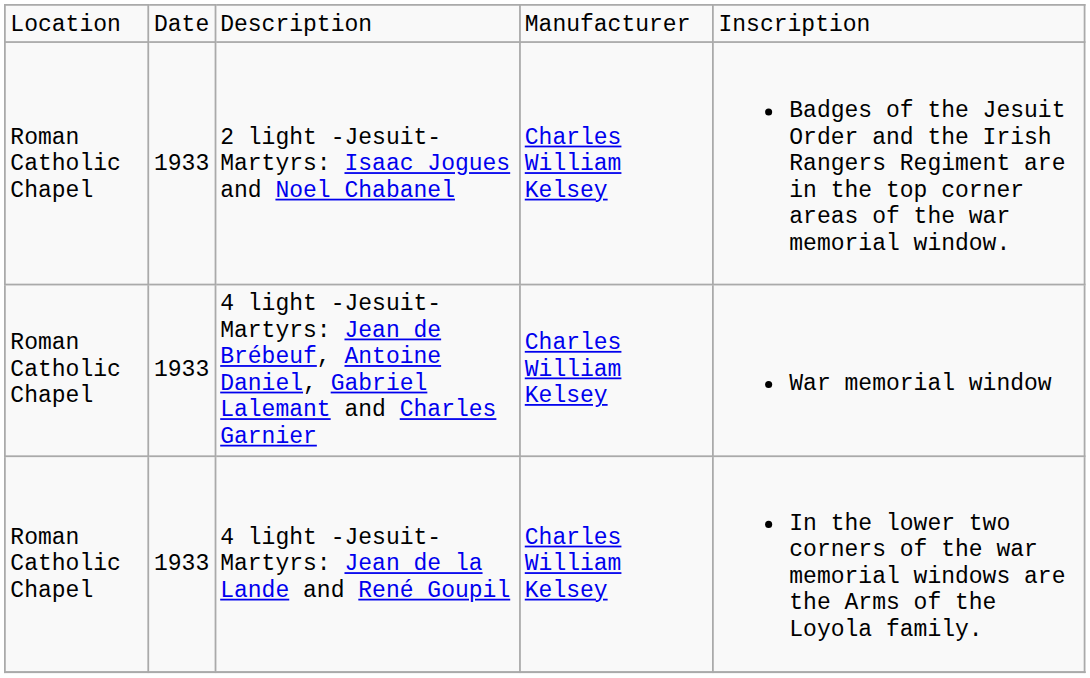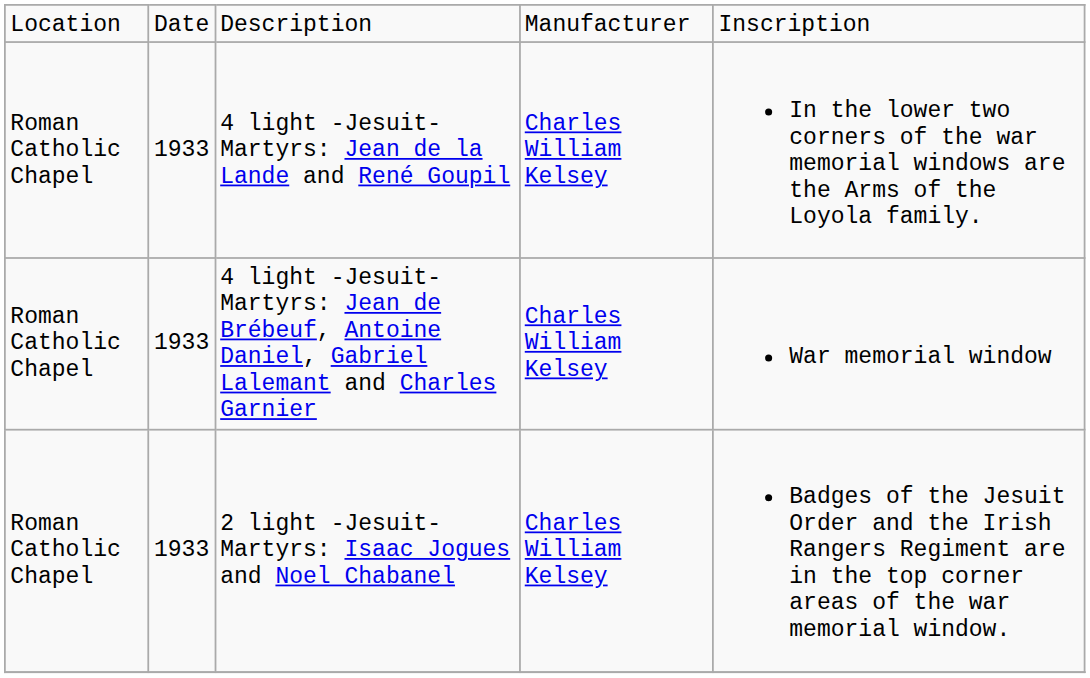rows swapped: (365, 164) <-> (365, 564)
